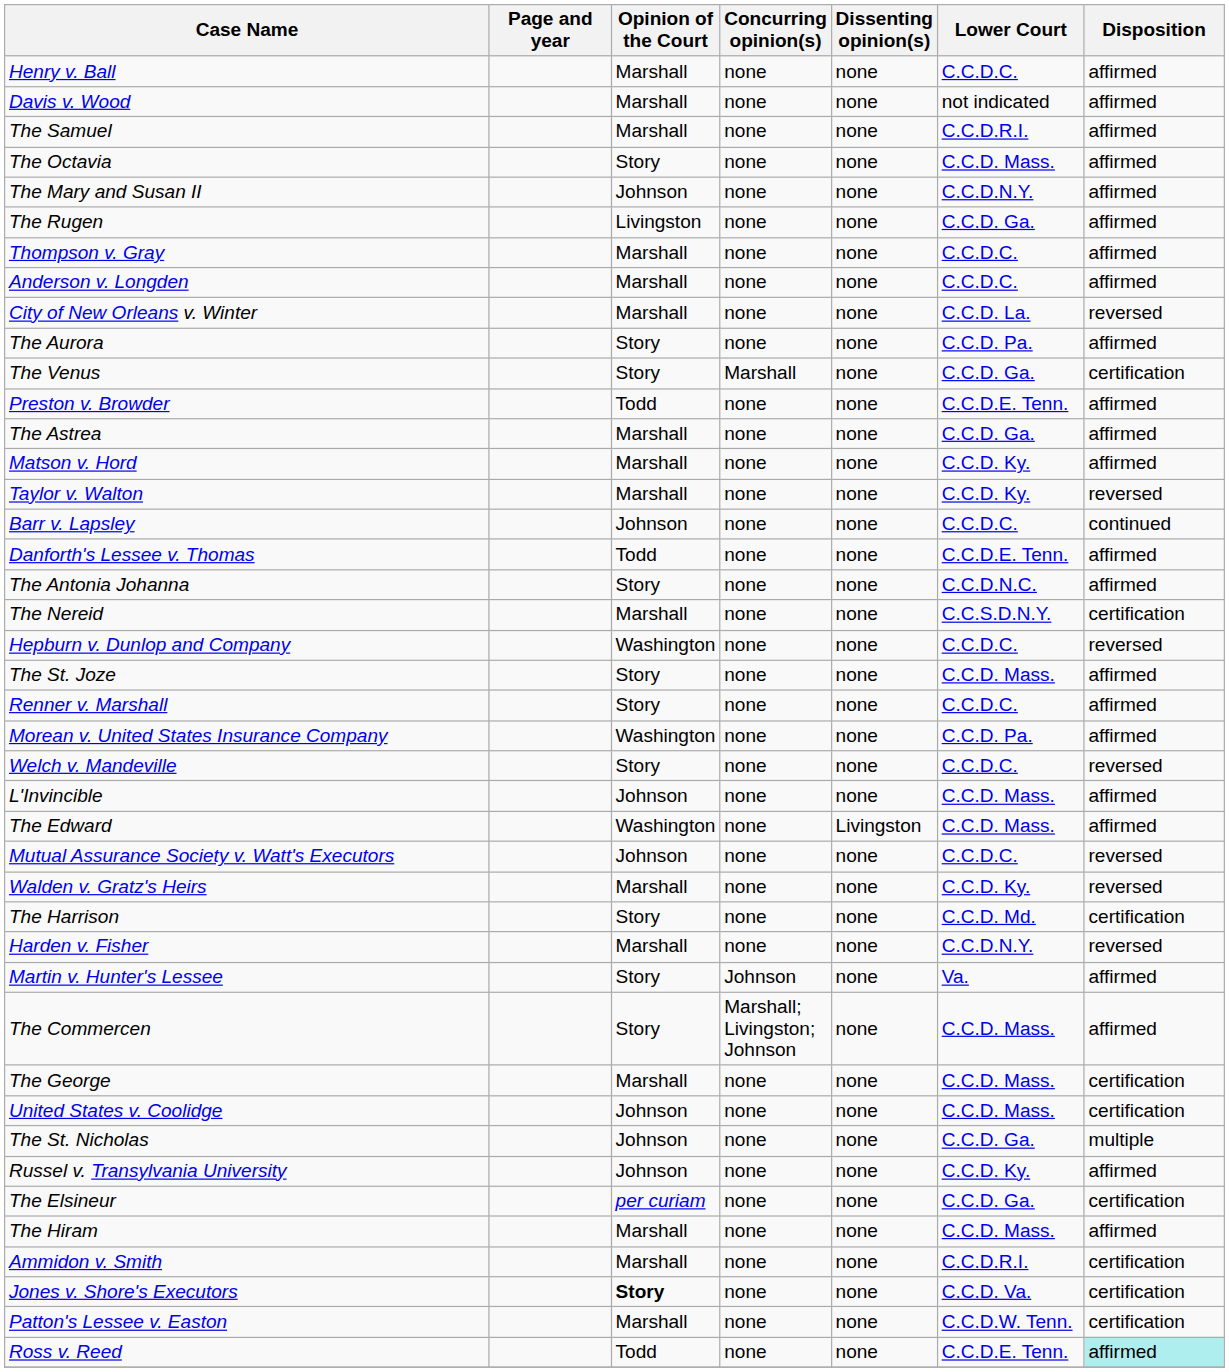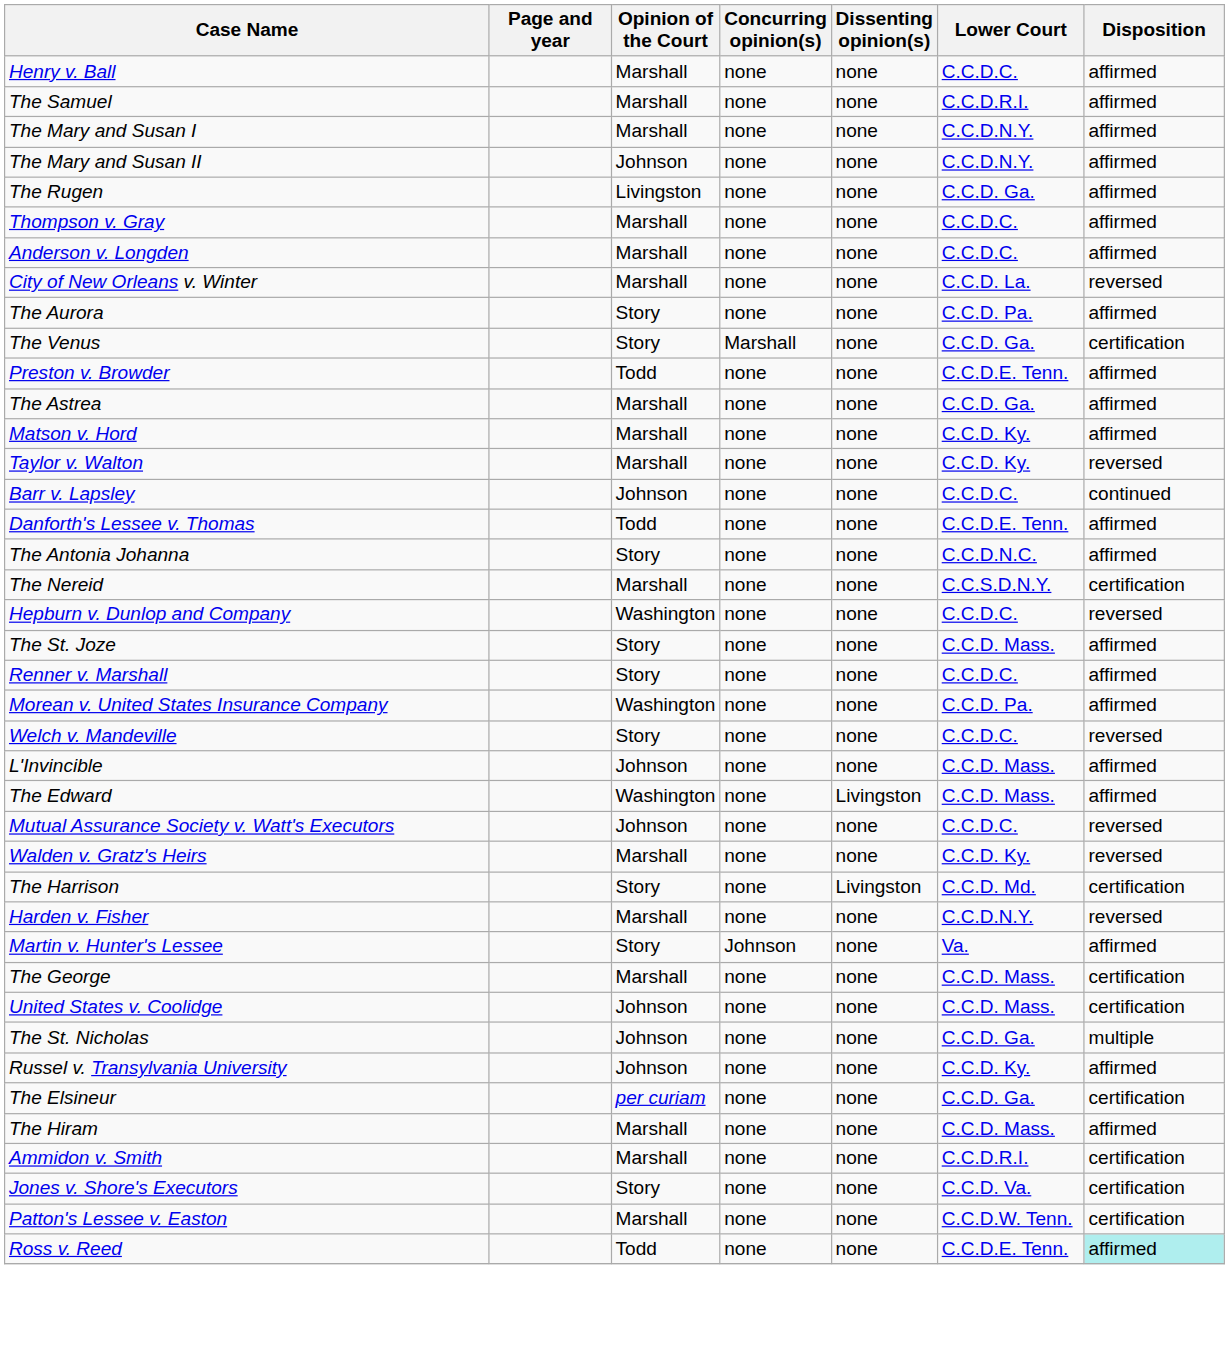- row: (70, 101)
- row: (60, 161)
+ row: (103, 131)
(857, 916) none -> (878, 886) Livingston
- row: (80, 1028)
(640, 1291) bold -> (638, 1188) normal
